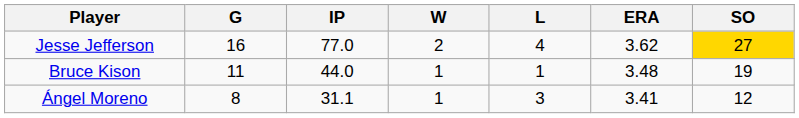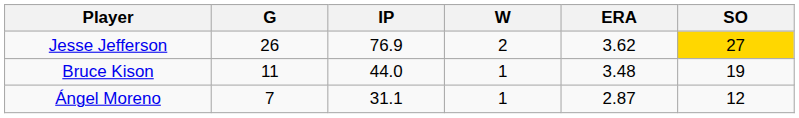- column: (540, 17)
(236, 44) 16 -> (270, 44) 26
(337, 44) 77.0 -> (386, 44) 76.9
(236, 98) 8 -> (270, 98) 7
(642, 98) 3.41 -> (619, 98) 2.87
